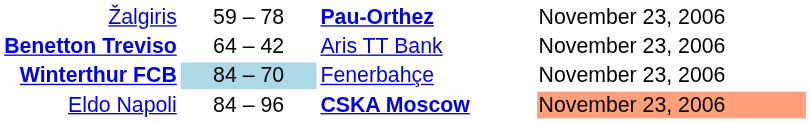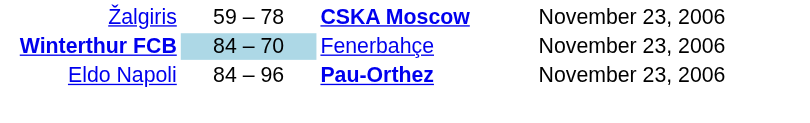(377, 17) Pau-Orthez -> (395, 17) CSKA Moscow
- row: (90, 46)
(395, 104) CSKA Moscow -> (377, 75) Pau-Orthez
(632, 104) lightsalmon background -> (632, 75) no background
